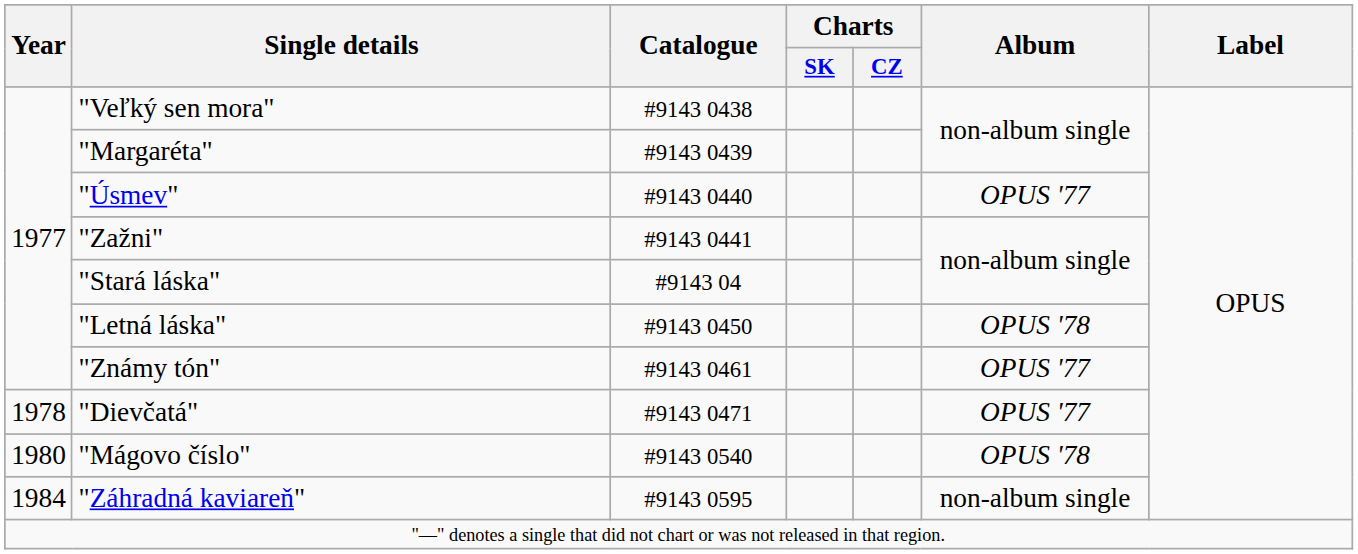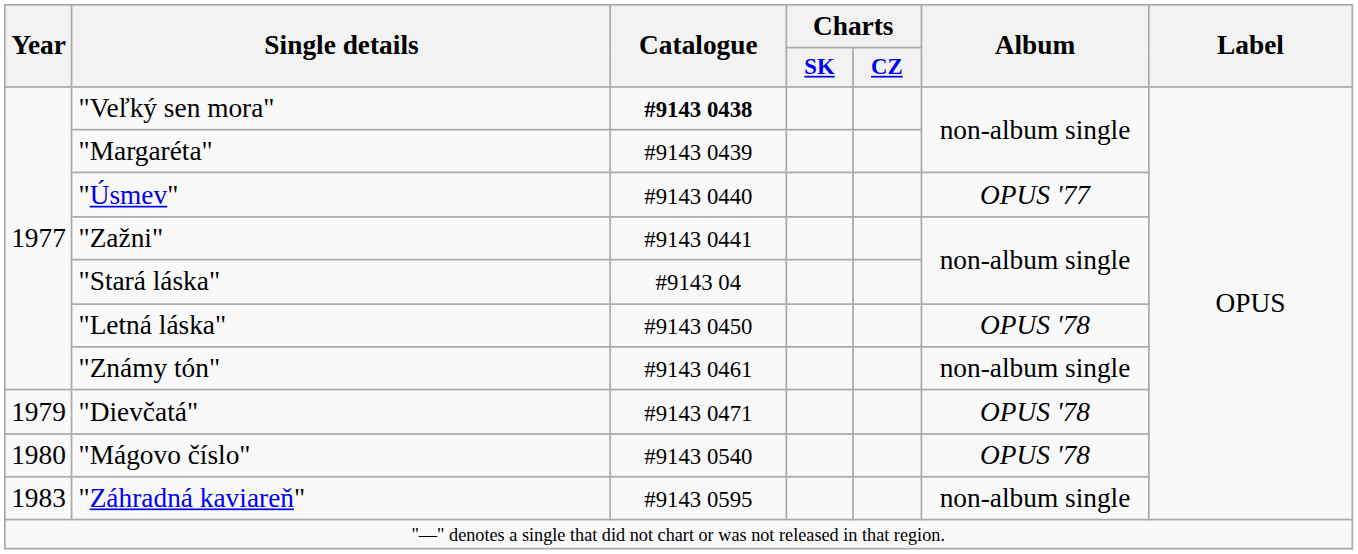(698, 109) normal -> (698, 107) bold
(1035, 368) OPUS '77 -> (1035, 368) non-album single
(39, 411) 1978 -> (39, 411) 1979
(1035, 411) OPUS '77 -> (1035, 411) OPUS '78
(39, 498) 1984 -> (39, 498) 1983
